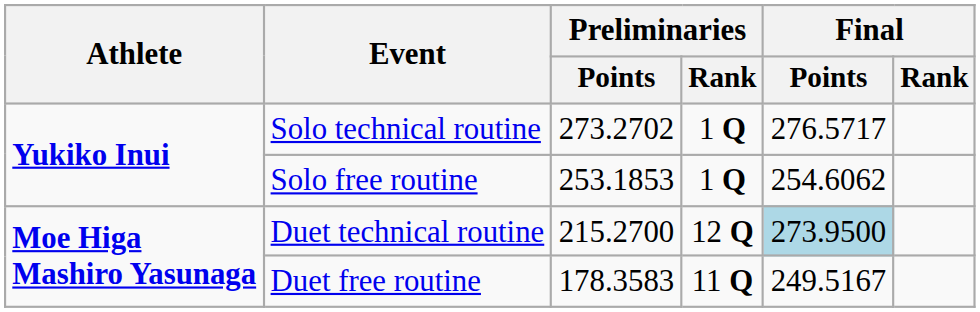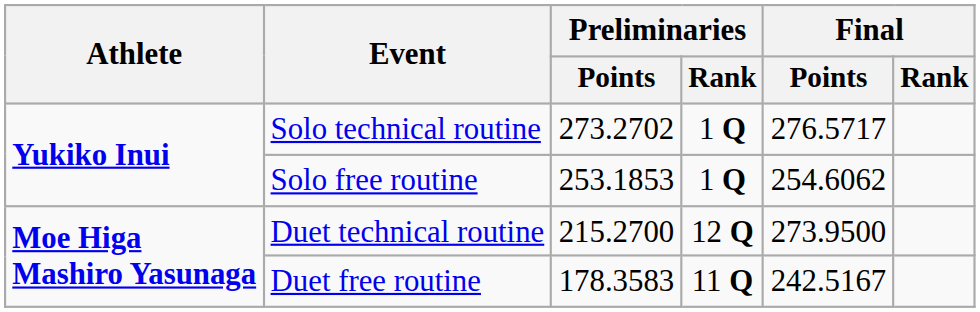(828, 230) lightblue background -> (828, 230) no background
(828, 281) 249.5167 -> (828, 281) 242.5167
